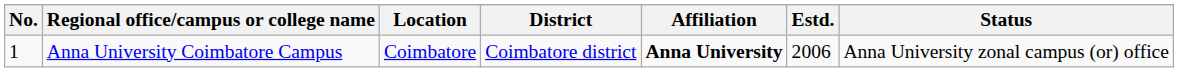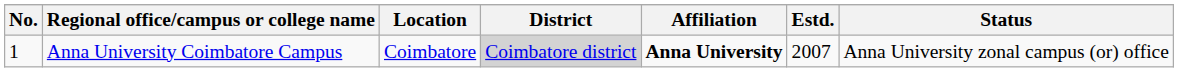(561, 50) no background -> (561, 50) lightgrey background
(811, 50) 2006 -> (811, 50) 2007
